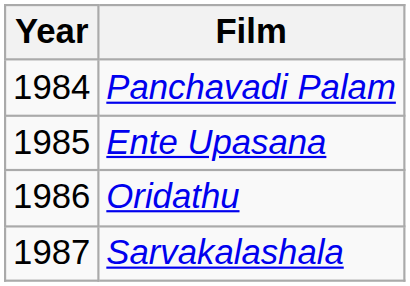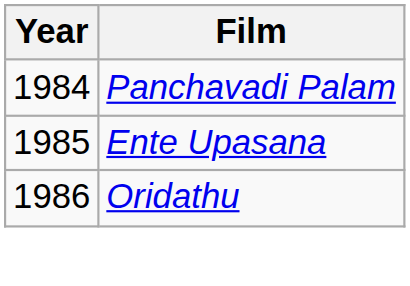- row: (225, 252)
